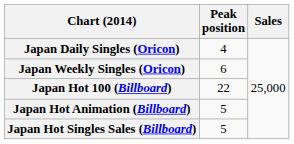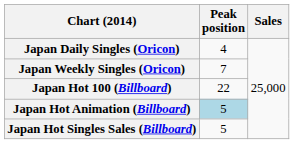(223, 68) 6 -> (223, 68) 7
(223, 108) no background -> (223, 108) lightblue background
